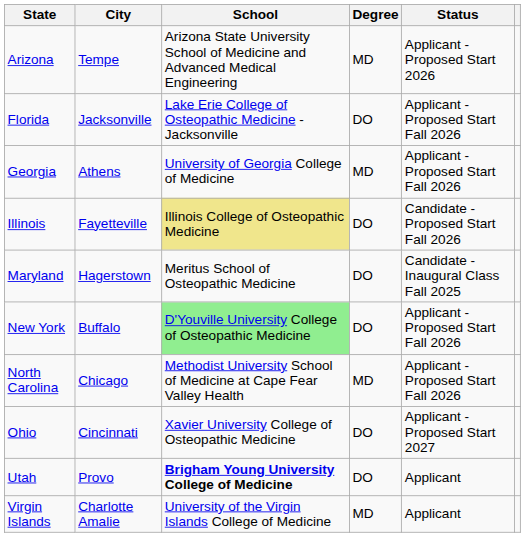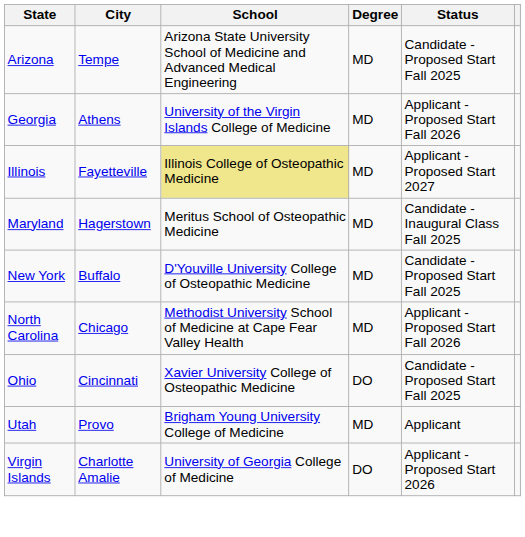(450, 59) Applicant - Proposed Start 2026 -> (450, 59) Candidate - Proposed Start Fall 2025
- row: (28, 119)
(253, 171) University of Georgia College of Medicine -> (248, 119) University of the Virgin Islands College of Medicine
(363, 223) DO -> (363, 171) MD
(450, 223) Candidate - Proposed Start Fall 2026 -> (450, 171) Applicant - Proposed Start 2027
(363, 276) DO -> (363, 223) MD
(251, 328) lightgreen background -> (250, 276) no background
(363, 328) DO -> (363, 276) MD
(450, 328) Applicant - Proposed Start Fall 2026 -> (450, 276) Candidate - Proposed Start Fall 2025
(450, 432) Applicant - Proposed Start 2027 -> (450, 380) Candidate - Proposed Start Fall 2025
(250, 477) bold -> (242, 424) normal
(363, 477) DO -> (363, 424) MD
(248, 514) University of the Virgin Islands College of Medicine -> (253, 469) University of Georgia College of Medicine
(363, 514) MD -> (362, 469) DO
(433, 514) Applicant -> (450, 469) Applicant - Proposed Start 2026
